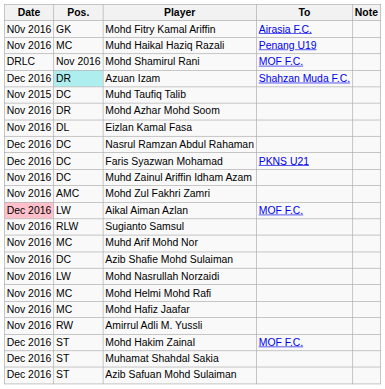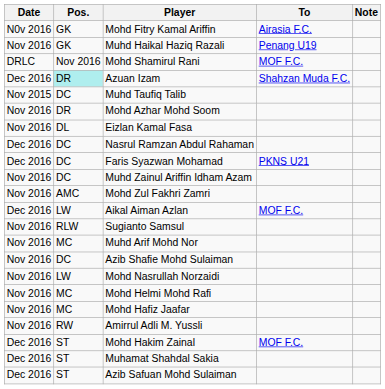(64, 45) MC -> (64, 45) GK
(29, 210) pink background -> (29, 210) no background
